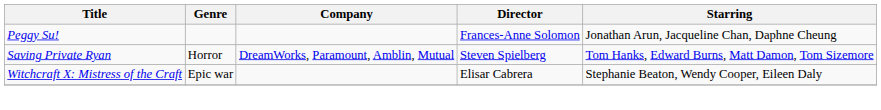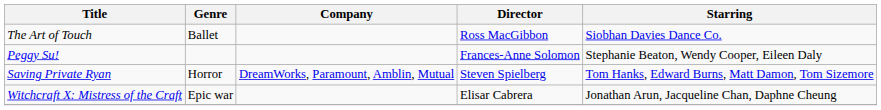+ row: (50, 34)
(711, 34) Jonathan Arun, Jacqueline Chan, Daphne Cheung -> (704, 54) Stephanie Beaton, Wendy Cooper, Eileen Daly
(704, 74) Stephanie Beaton, Wendy Cooper, Eileen Daly -> (711, 94) Jonathan Arun, Jacqueline Chan, Daphne Cheung
